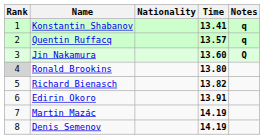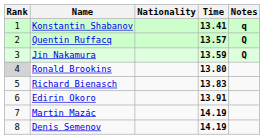(244, 40) q -> (244, 40) Q
(213, 55) 13.60 -> (213, 55) 13.59
(213, 84) 13.82 -> (213, 84) 13.83
